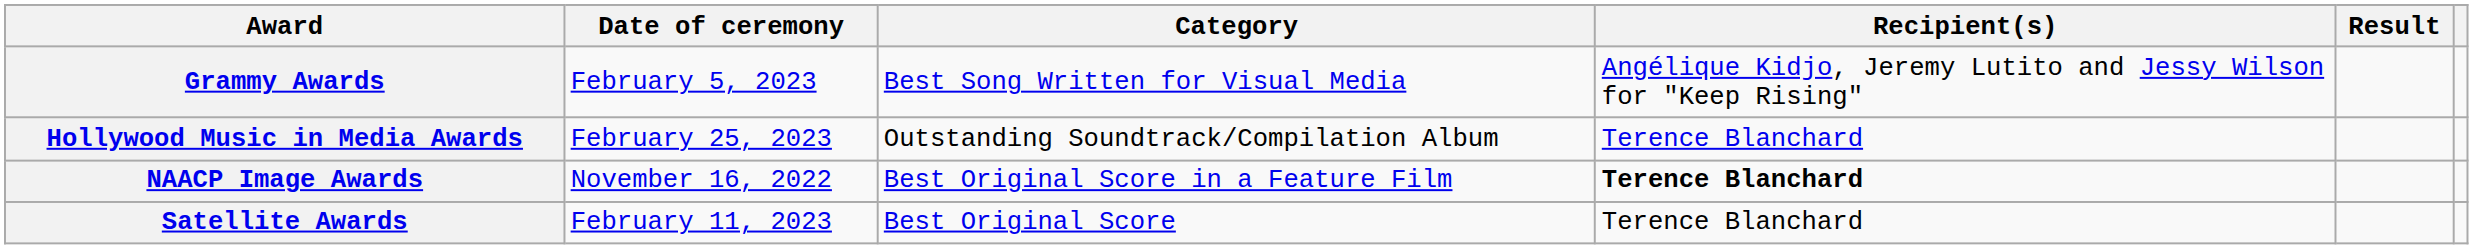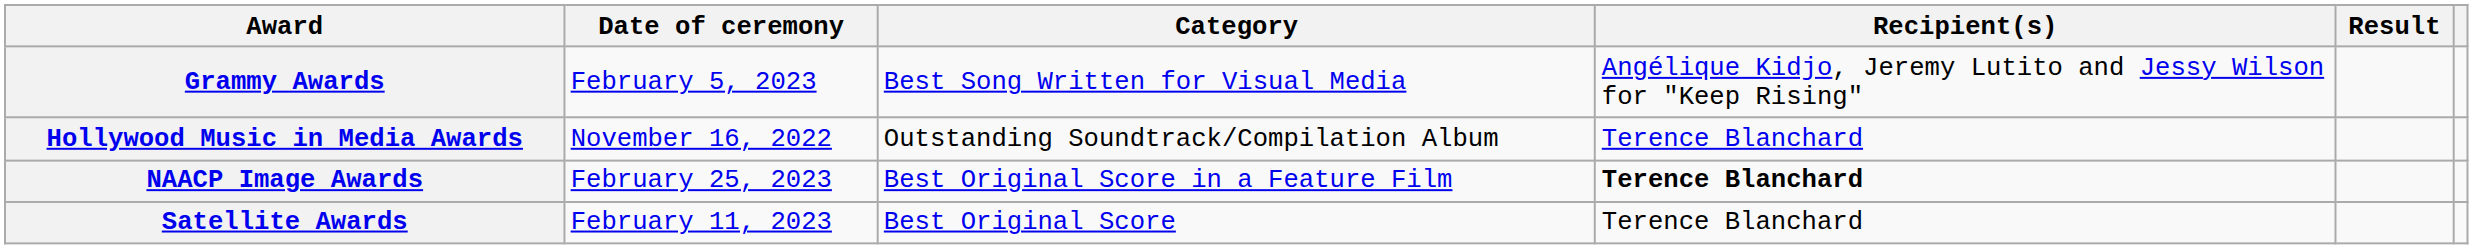(701, 139) February 25, 2023 -> (701, 139) November 16, 2022
(701, 181) November 16, 2022 -> (701, 181) February 25, 2023
